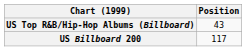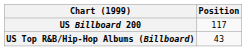rows swapped: (100, 39) <-> (100, 25)
